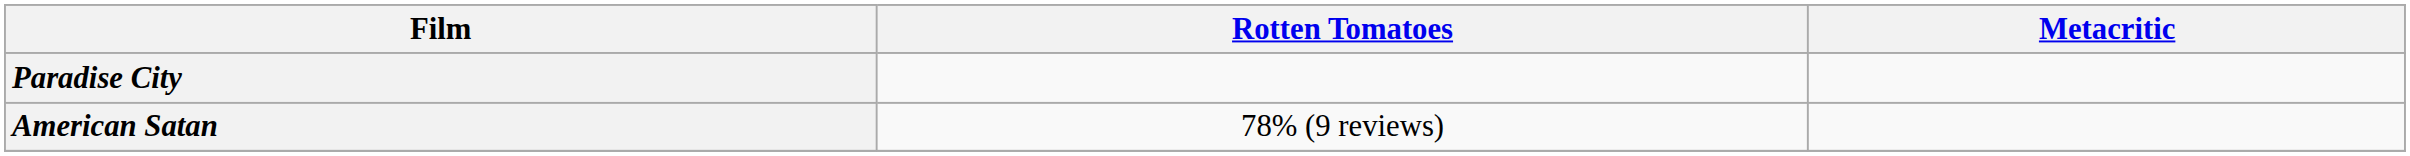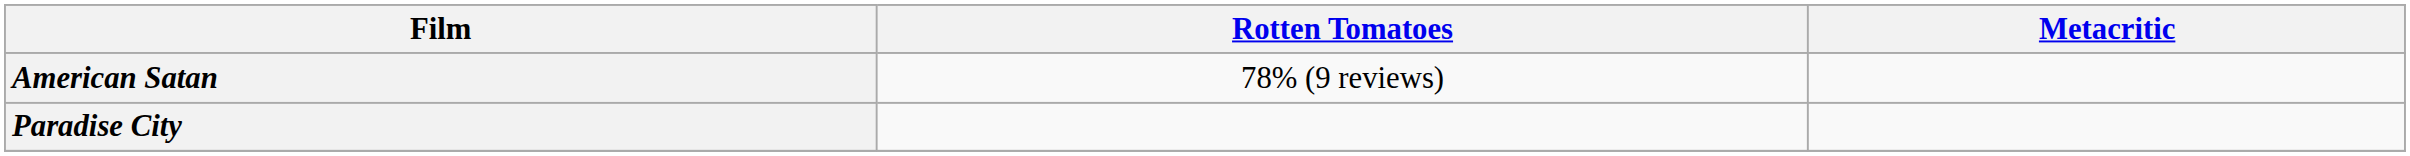rows swapped: (115, 126) <-> (97, 77)
